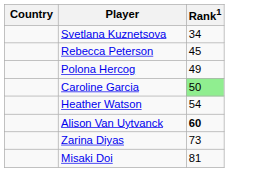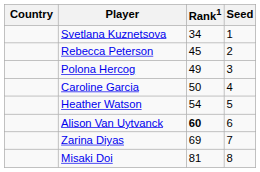+ column: (240, 14)
(195, 87) lightgreen background -> (195, 87) no background
(195, 140) 73 -> (195, 140) 69
